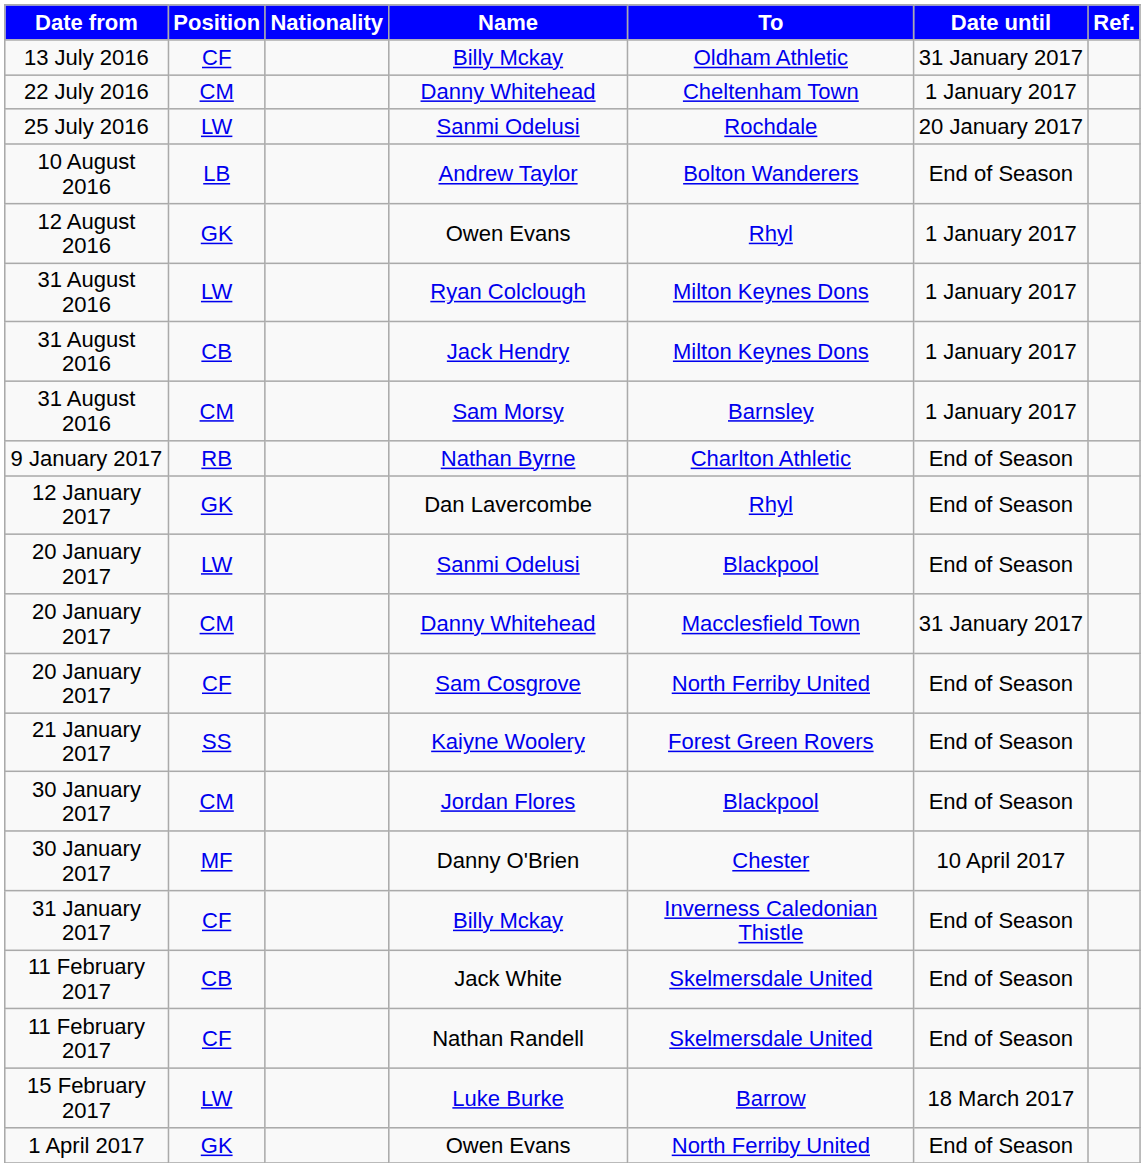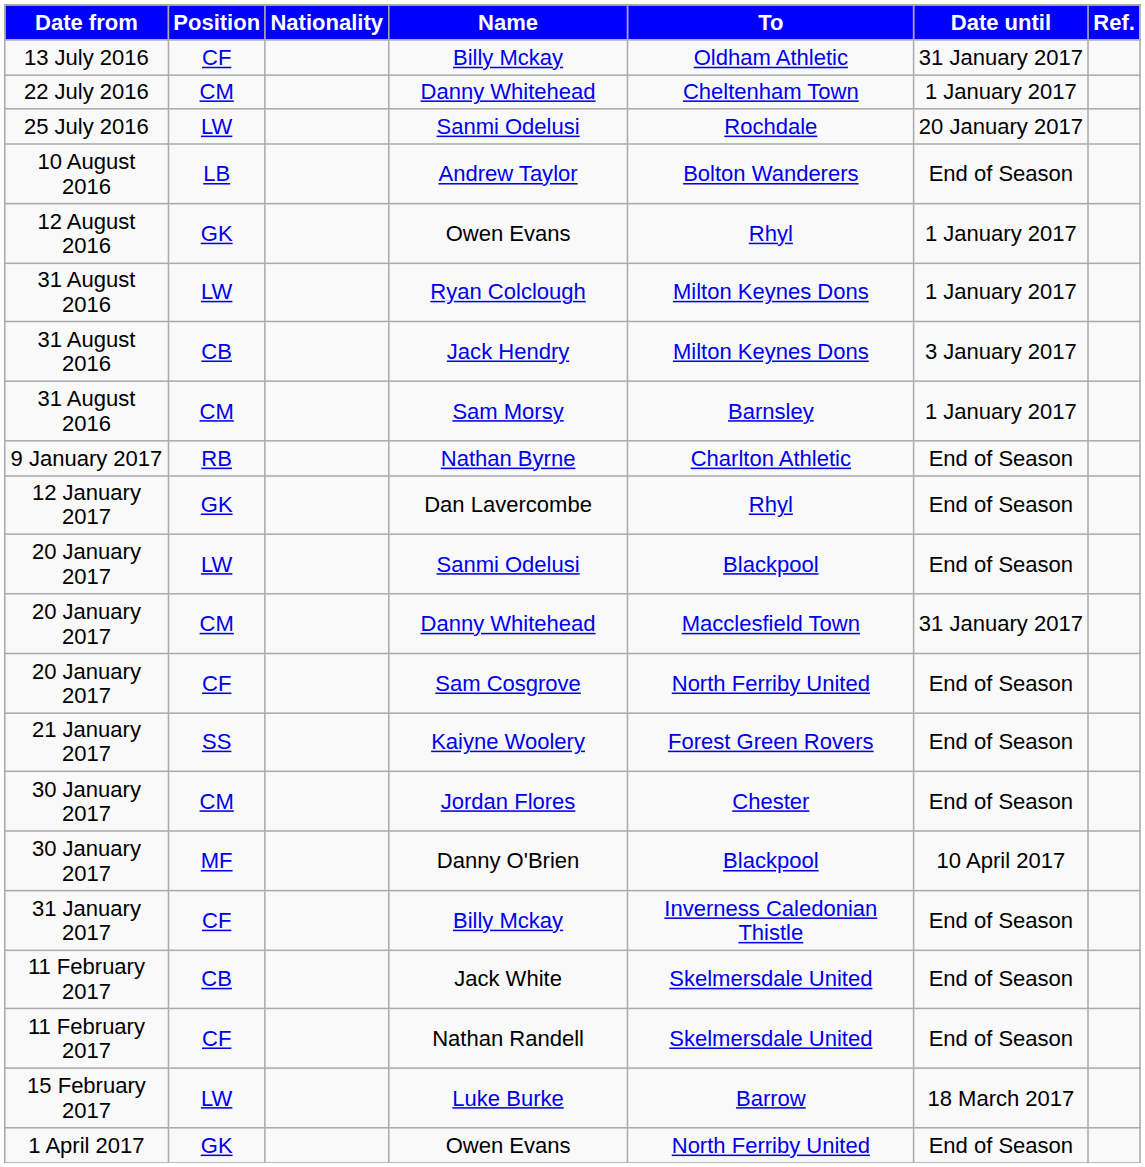(1001, 352) 1 January 2017 -> (1001, 352) 3 January 2017
(771, 802) Blackpool -> (771, 802) Chester
(771, 861) Chester -> (771, 861) Blackpool
